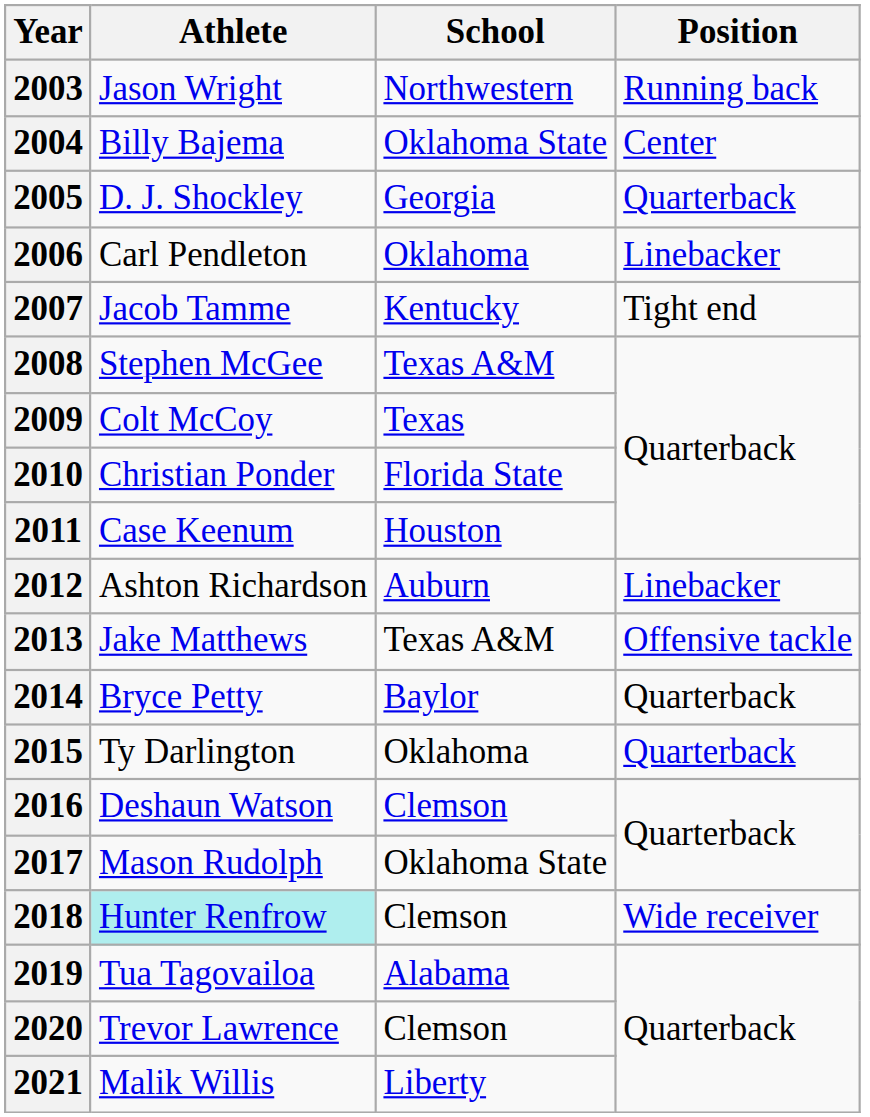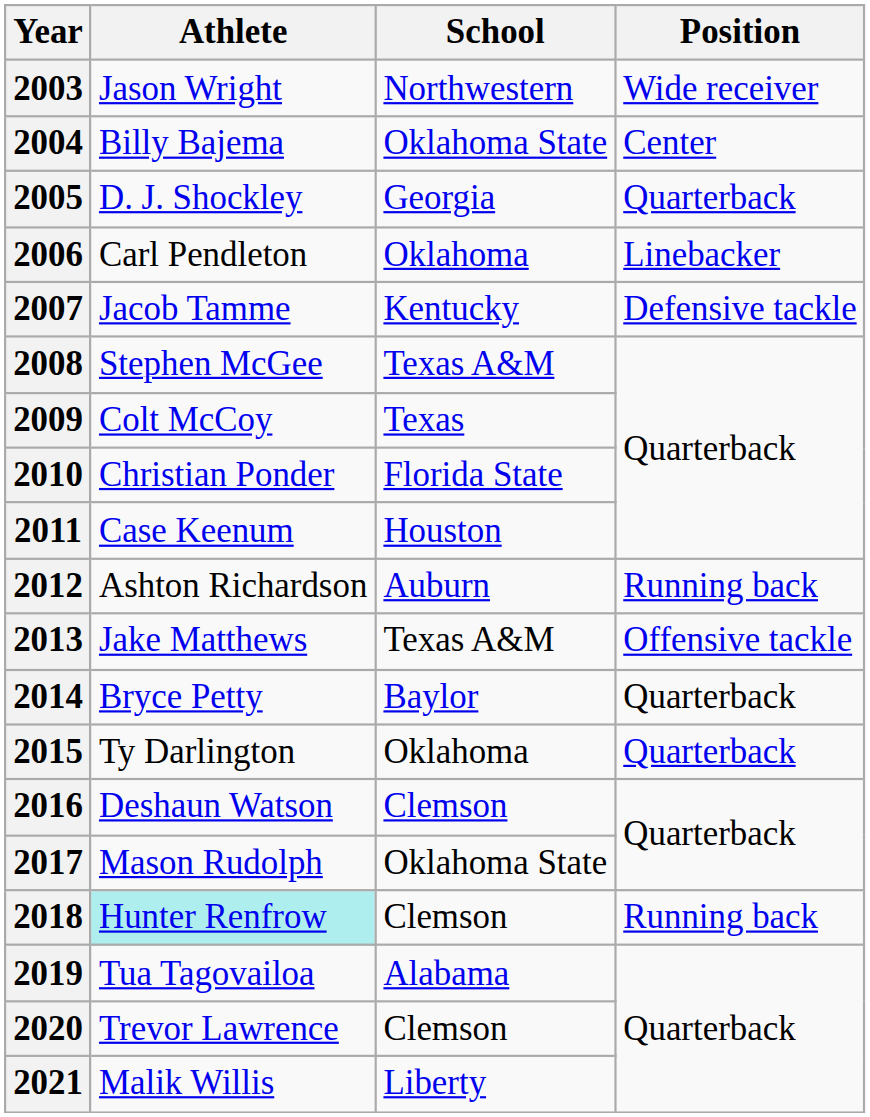(721, 87) Running back -> (721, 87) Wide receiver
(690, 308) Tight end -> (740, 308) Defensive tackle
(702, 585) Linebacker -> (721, 585) Running back
(721, 917) Wide receiver -> (721, 917) Running back
